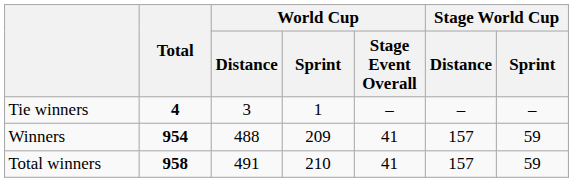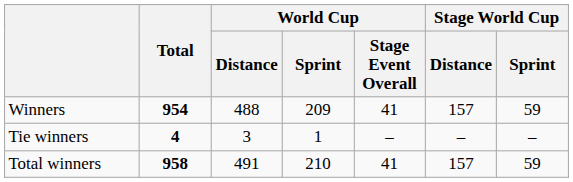rows swapped: (37, 136) <-> (48, 109)
